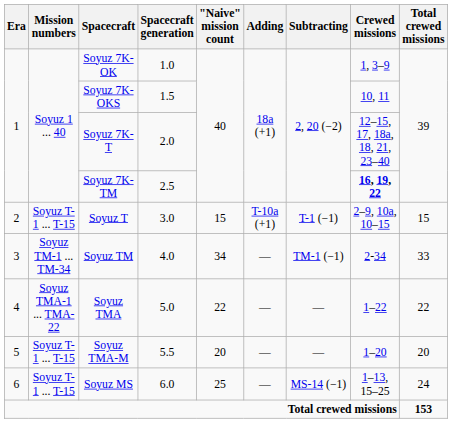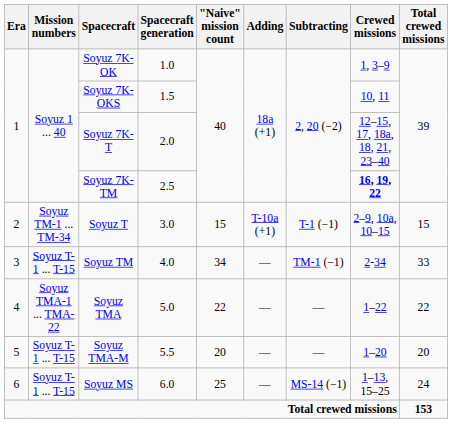(54, 218) Soyuz T-1 ... T-15 -> (54, 224) Soyuz TM-1 ... TM-34
(54, 256) Soyuz TM-1 ... TM-34 -> (54, 262) Soyuz T-1 ... T-15
